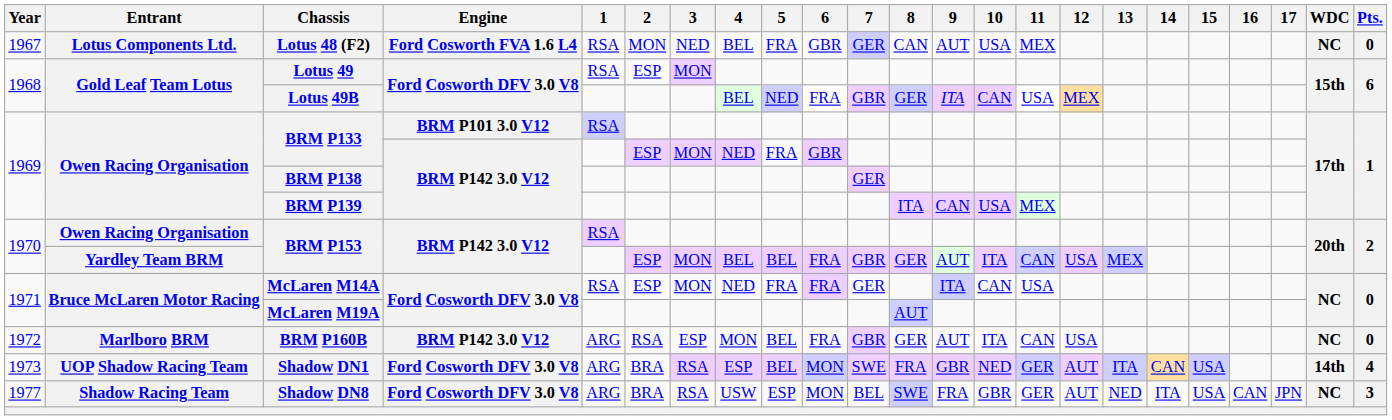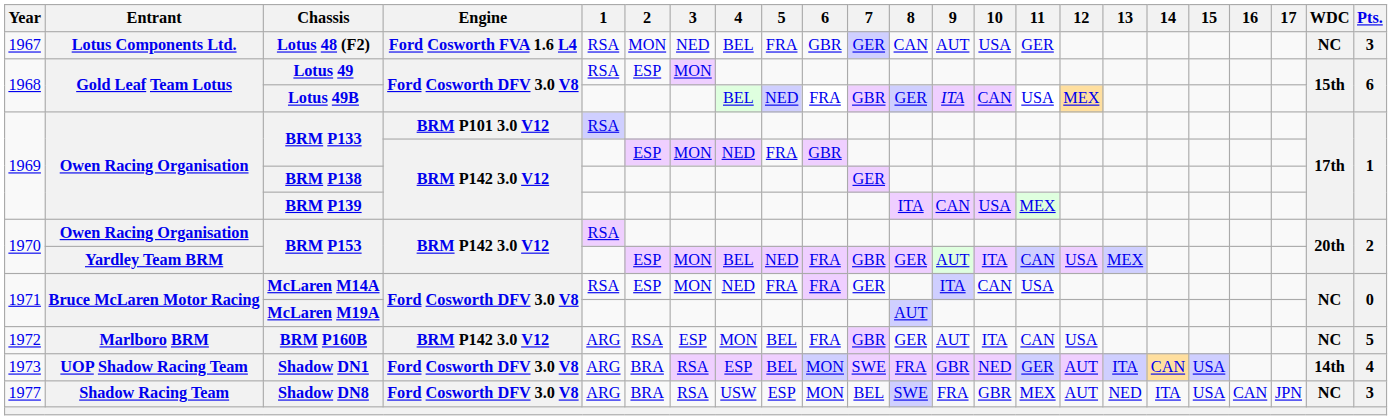(1038, 45) MEX -> (1038, 45) GER
(1370, 45) 0 -> (1370, 45) 3
(782, 259) BEL -> (782, 259) NED
(1370, 340) 0 -> (1370, 340) 5
(1038, 394) GER -> (1038, 394) MEX
